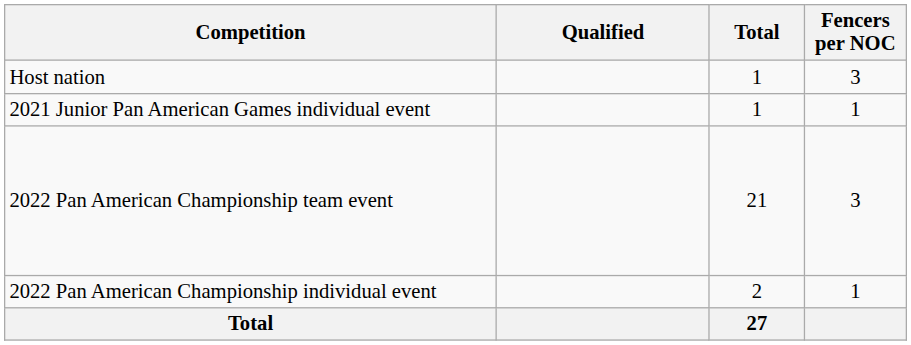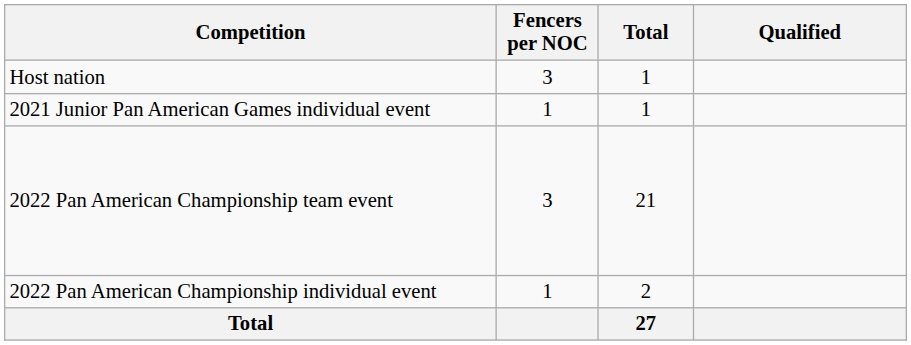columns swapped: (855, 32) <-> (603, 32)
